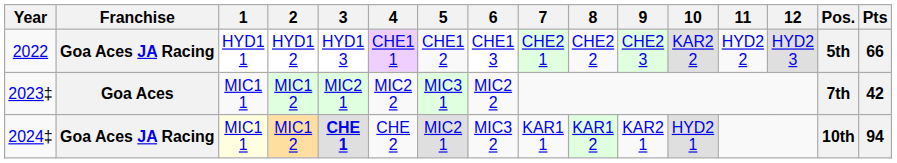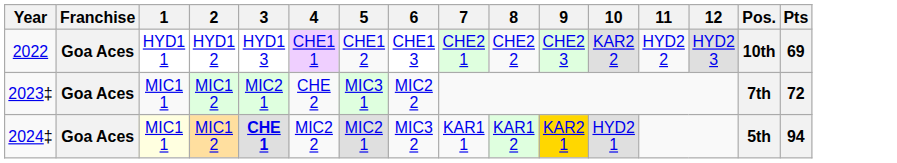(137, 51) Goa Aces JA Racing -> (98, 51) Goa Aces
(838, 51) 5th -> (759, 51) 10th
(875, 51) 66 -> (796, 51) 69
(393, 93) MIC2 2 -> (314, 93) CHE 2
(875, 93) 42 -> (796, 93) 72
(137, 136) Goa Aces JA Racing -> (98, 136) Goa Aces
(393, 136) CHE 2 -> (314, 136) MIC2 2
(643, 136) no background -> (564, 136) gold background
(838, 136) 10th -> (759, 136) 5th
